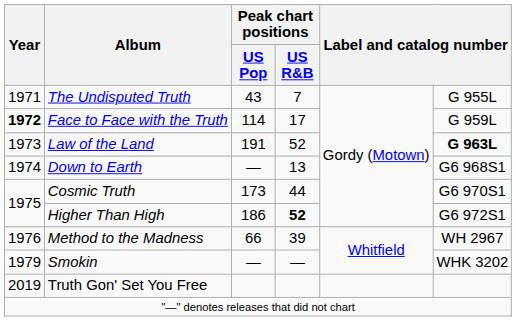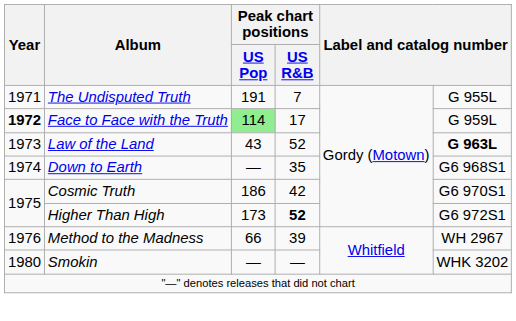(253, 96) 43 -> (253, 96) 191
(253, 120) no background -> (253, 120) lightgreen background
(253, 144) 191 -> (253, 144) 43
(297, 167) 13 -> (297, 167) 35
(253, 191) 173 -> (253, 191) 186
(297, 191) 44 -> (297, 191) 42
(253, 214) 186 -> (253, 214) 173
(24, 262) 1979 -> (24, 262) 1980
- row: (128, 285)
